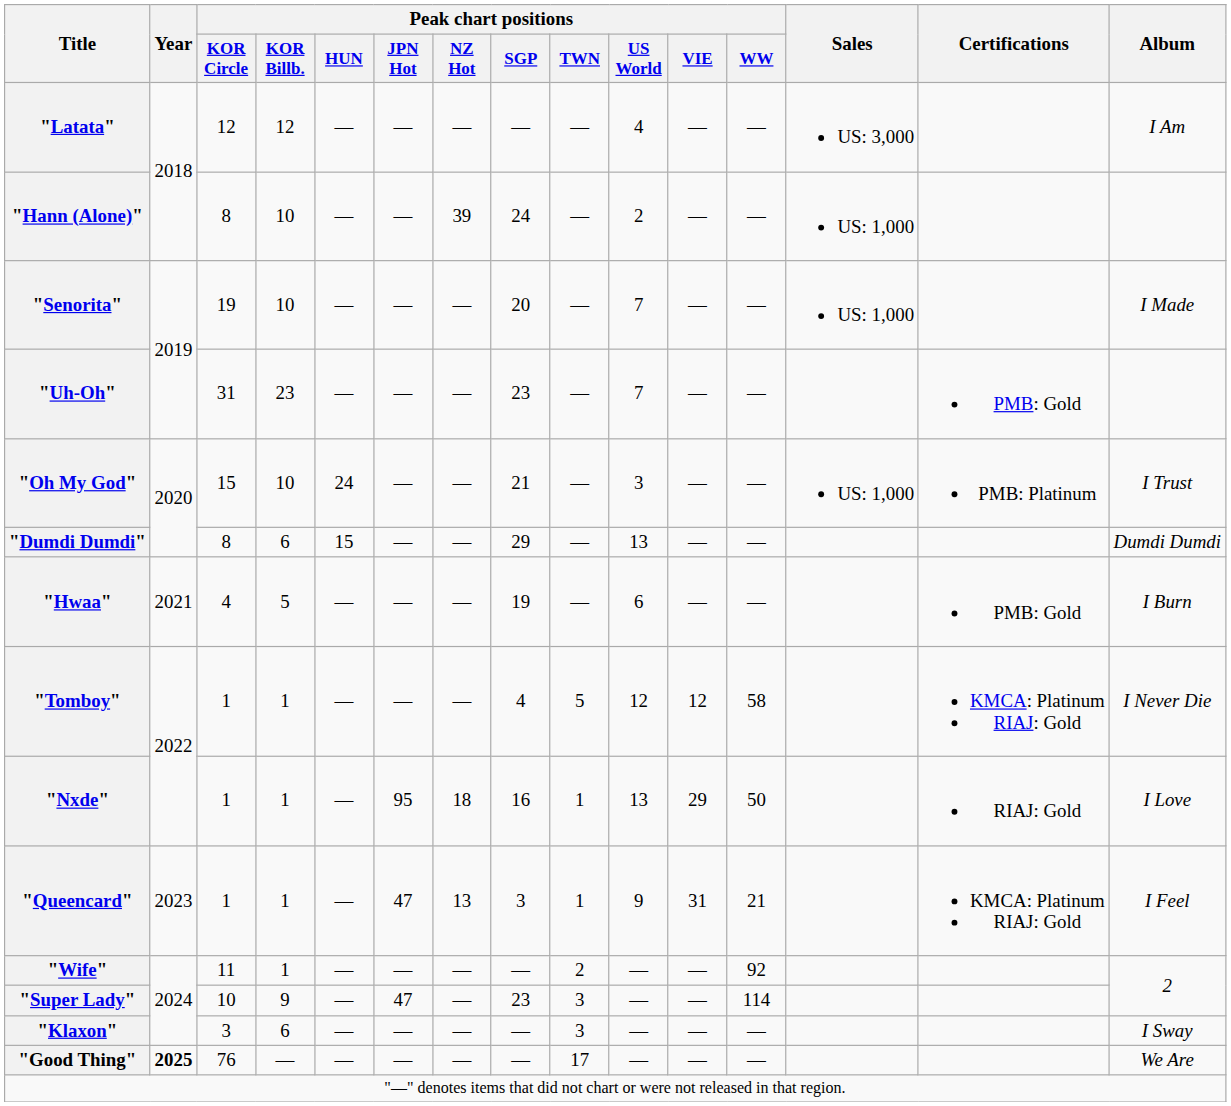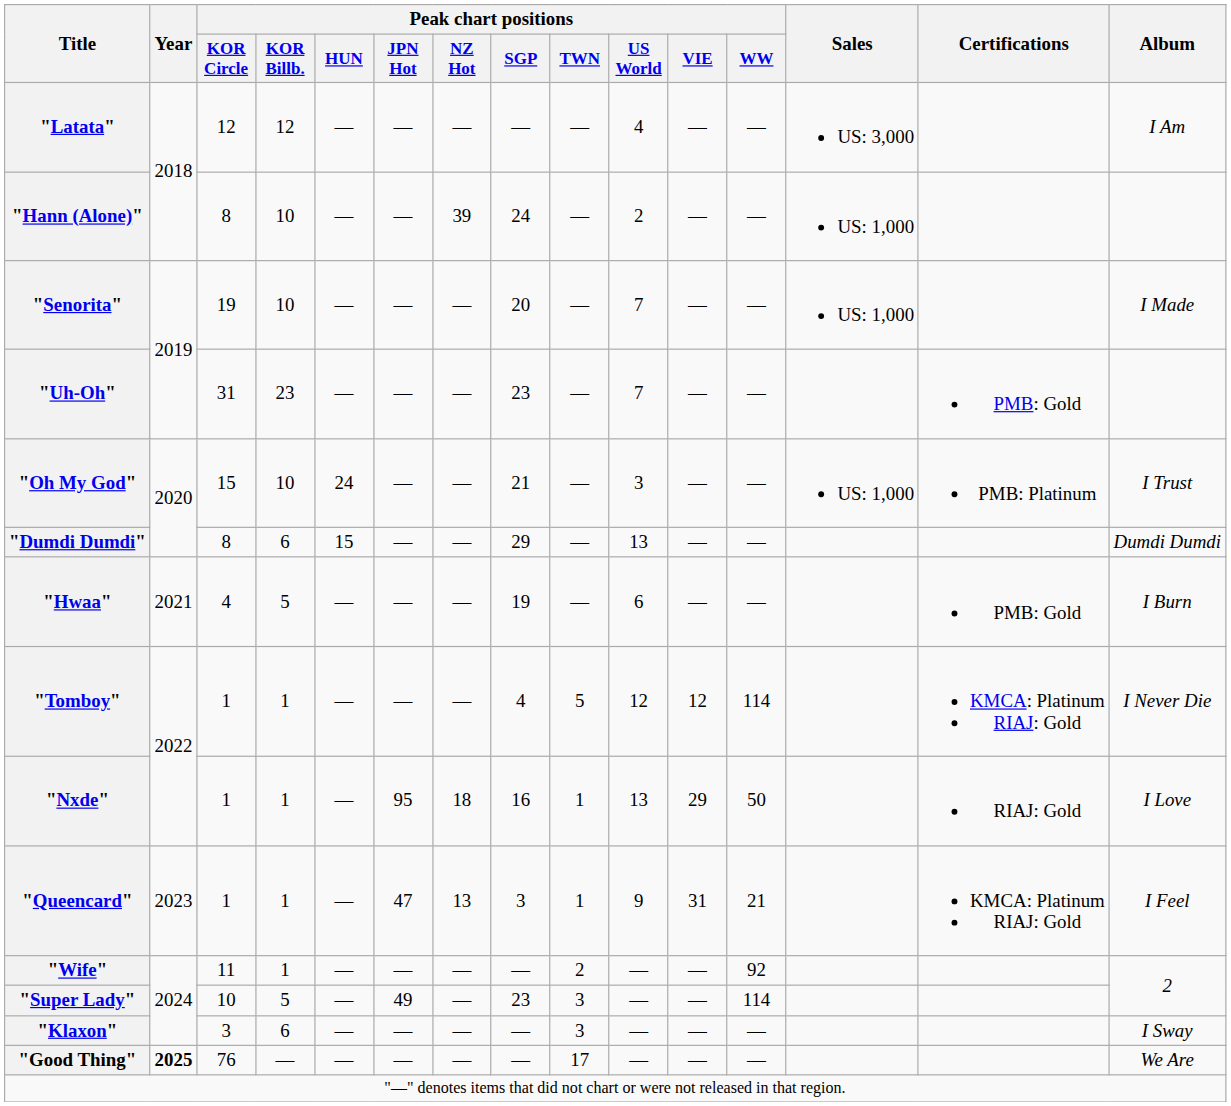(756, 701) 58 -> (756, 701) 114
(285, 1000) 9 -> (285, 1000) 5
(403, 1000) 47 -> (403, 1000) 49
